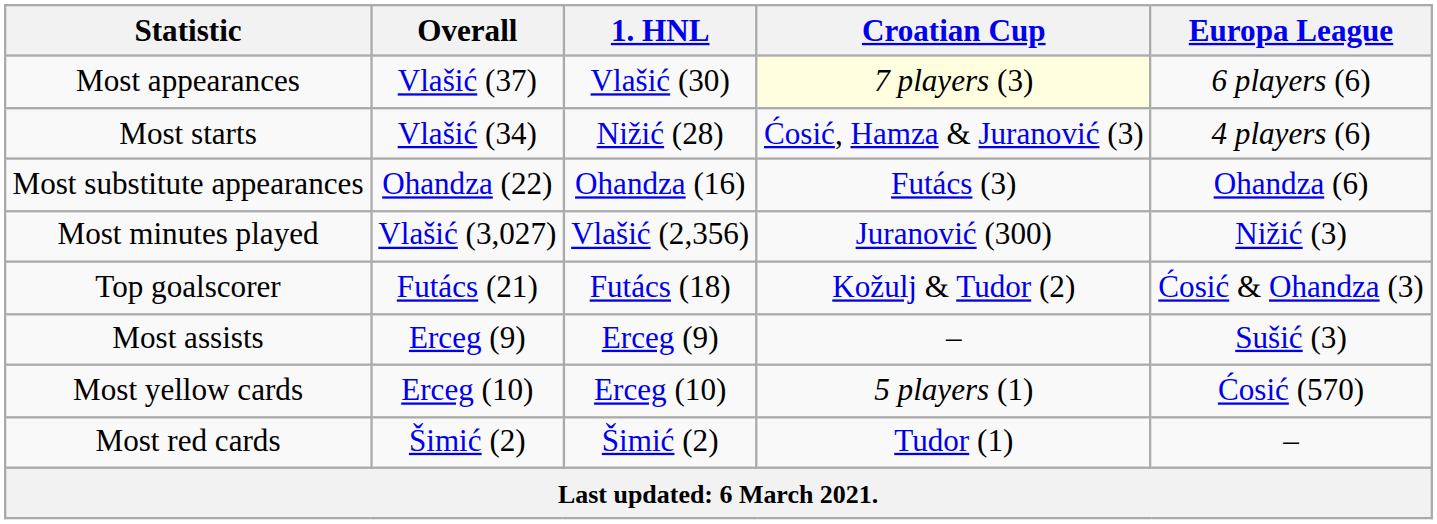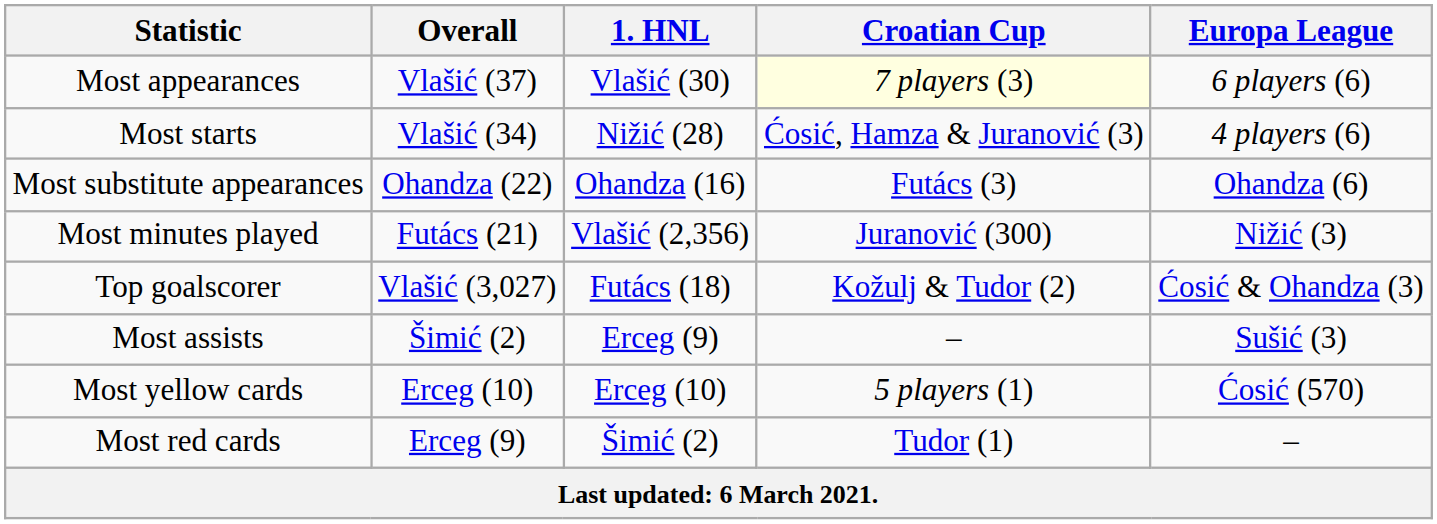(467, 235) Vlašić (3,027) -> (467, 235) Futács (21)
(467, 286) Futács (21) -> (467, 286) Vlašić (3,027)
(467, 338) Erceg (9) -> (467, 338) Šimić (2)
(467, 440) Šimić (2) -> (467, 440) Erceg (9)
